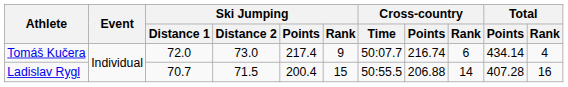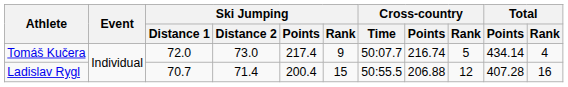(466, 53) 6 -> (466, 53) 5
(246, 72) 71.5 -> (246, 72) 71.4
(466, 72) 14 -> (466, 72) 12
